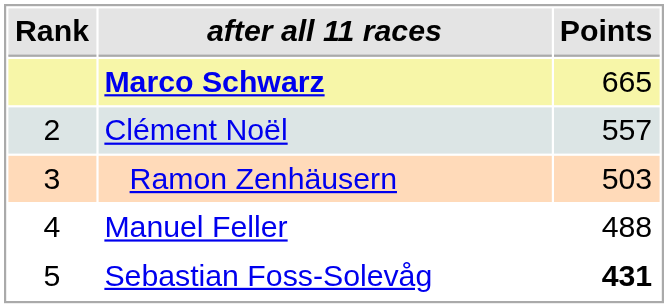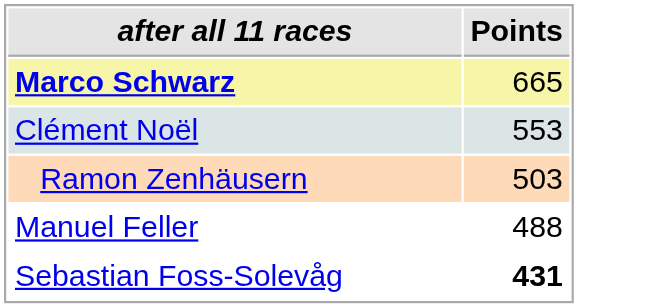- column: (52, 32)
(627, 130) 557 -> (538, 130) 553
